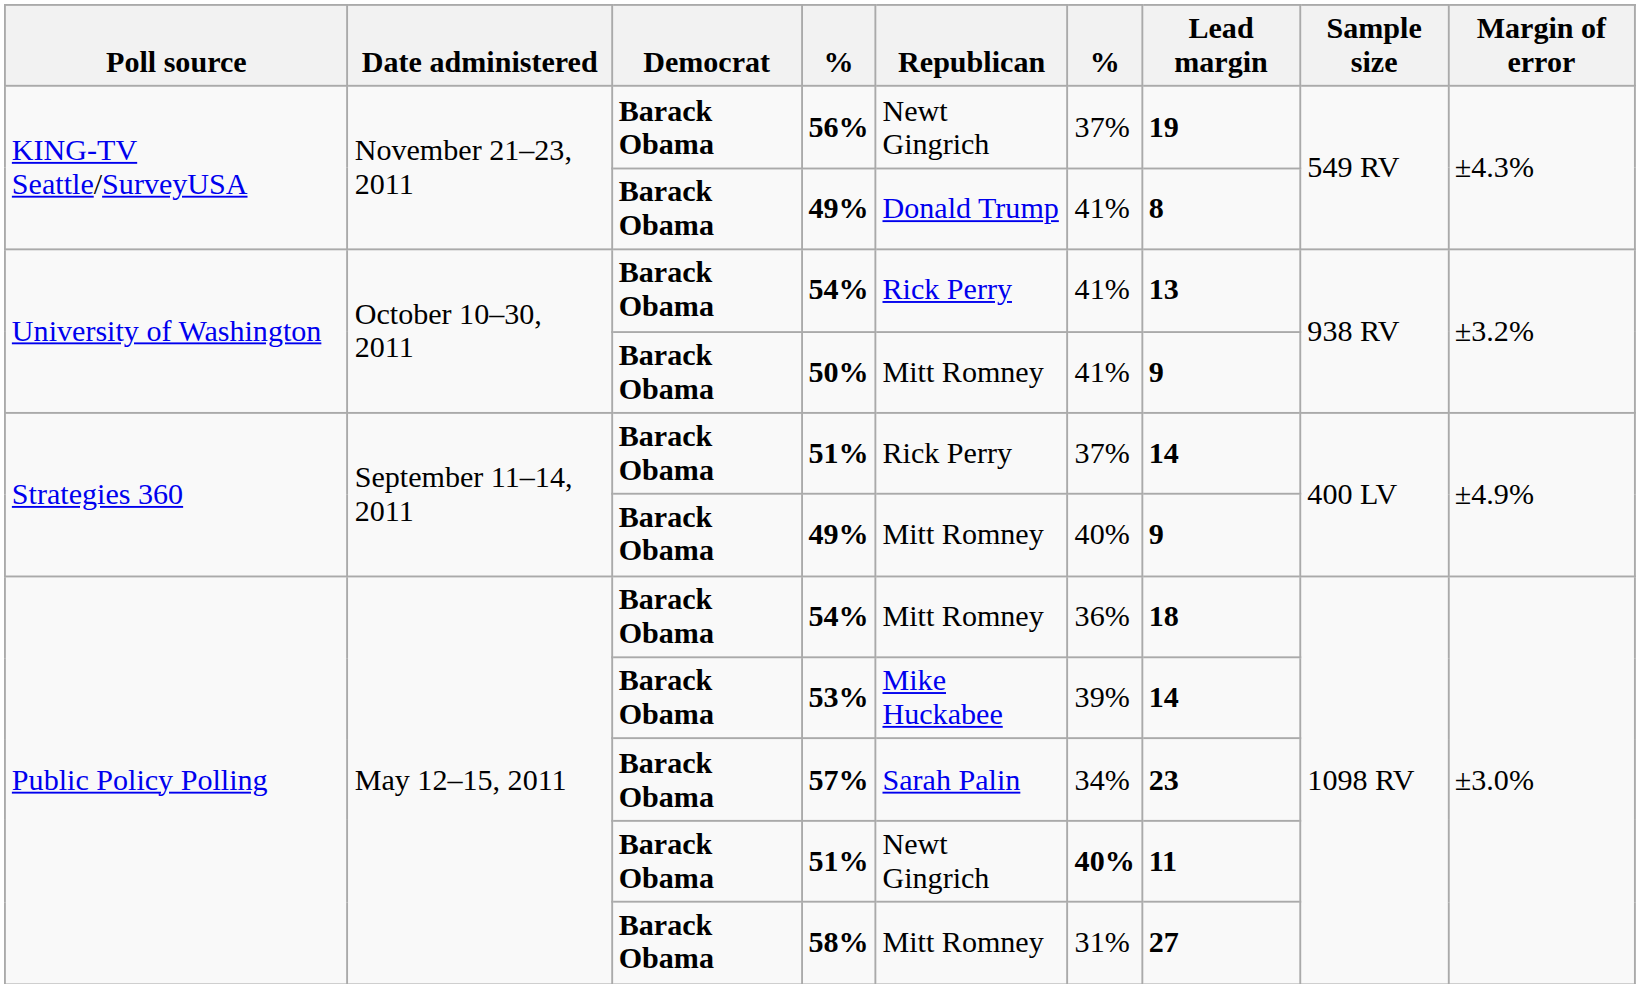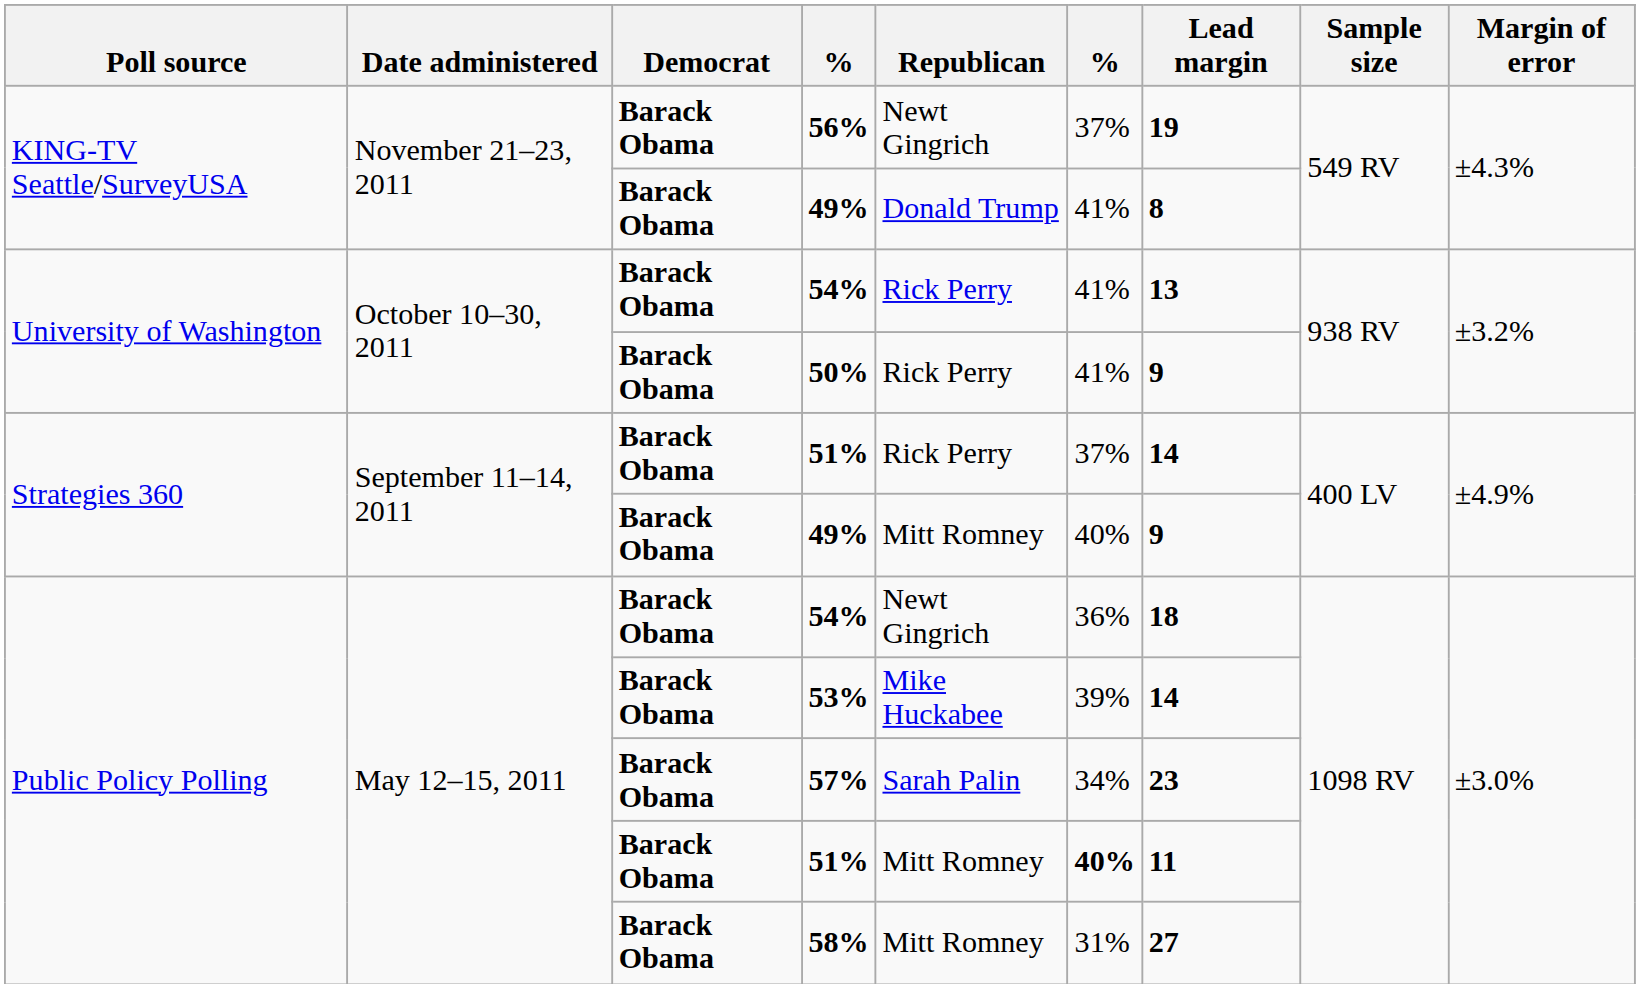(963, 371) Mitt Romney -> (947, 371) Rick Perry
(963, 616) Mitt Romney -> (936, 616) Newt Gingrich
(936, 860) Newt Gingrich -> (963, 860) Mitt Romney
